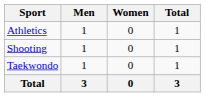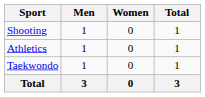rows swapped: (27, 30) <-> (27, 48)
